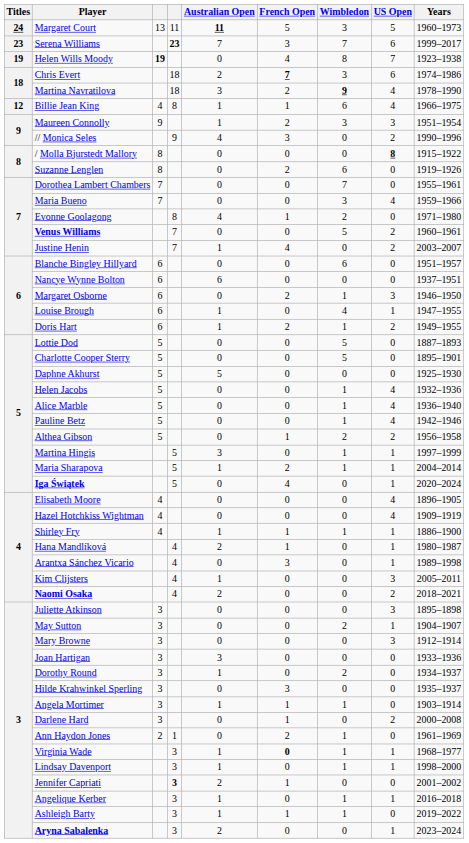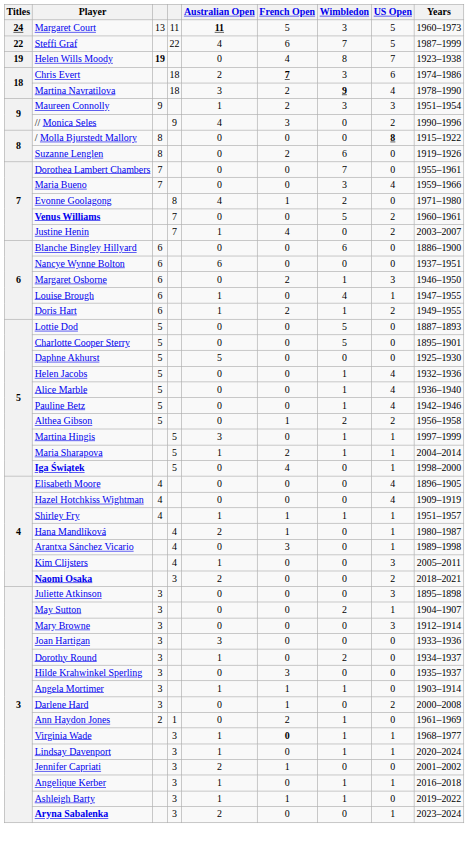- row: (67, 43)
+ row: (56, 43)
- row: (67, 106)
(439, 264) 1951–1957 -> (439, 248) 1886–1900
(439, 484) 2020–2024 -> (439, 468) 1998–2000
(439, 531) 1886–1900 -> (439, 515) 1951–1957
(174, 594) 4 -> (174, 578) 3
(439, 767) 1998–2000 -> (439, 751) 2020–2024
(174, 783) bold -> (174, 767) normal
